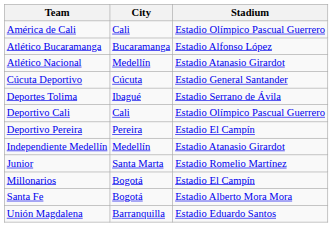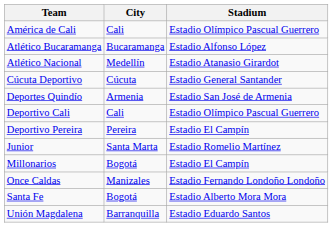+ row: (44, 96)
- row: (42, 96)
- row: (57, 146)
+ row: (34, 180)
